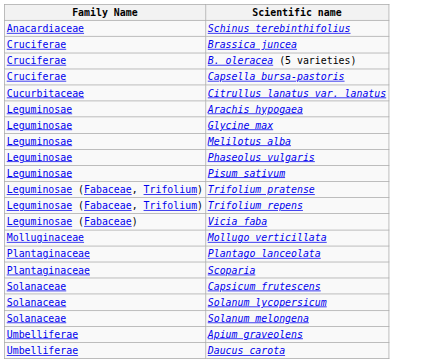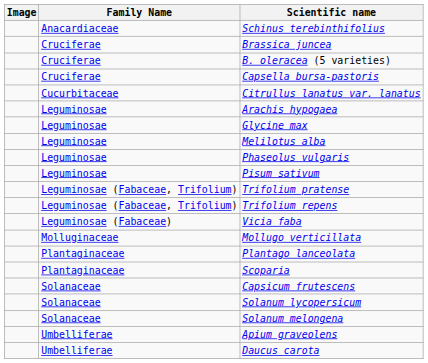+ column: (22, 12)
